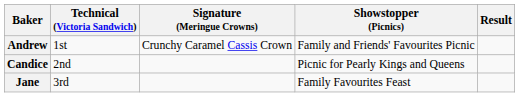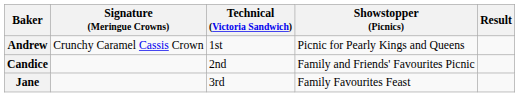columns swapped: (217, 20) <-> (95, 20)
(386, 45) Family and Friends' Favourites Picnic -> (381, 45) Picnic for Pearly Kings and Queens
(381, 63) Picnic for Pearly Kings and Queens -> (386, 63) Family and Friends' Favourites Picnic
